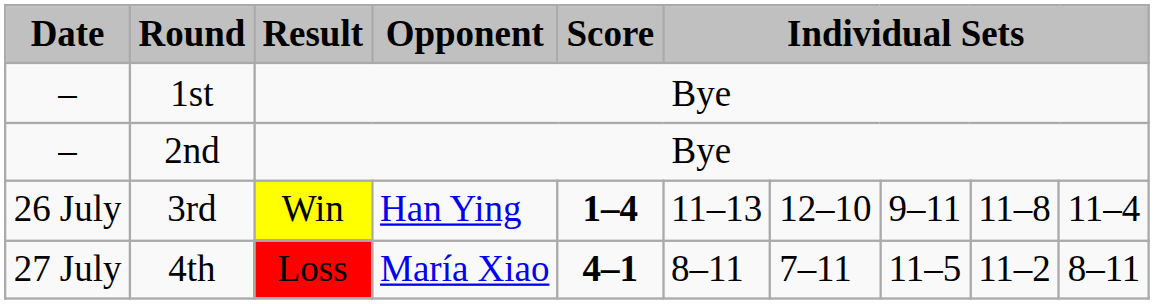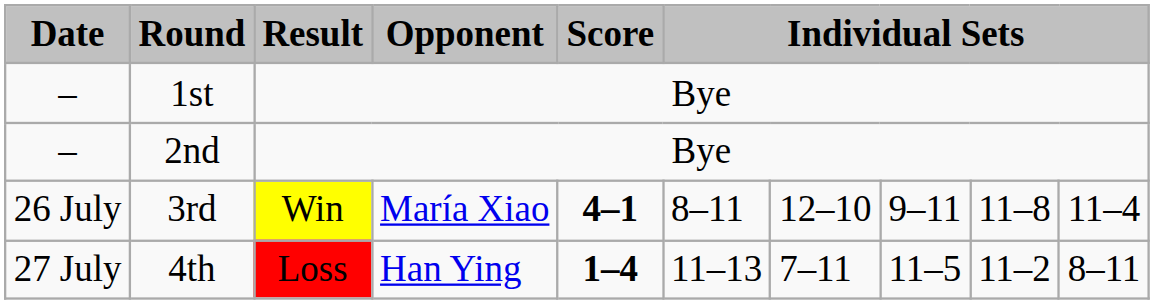(451, 209) Han Ying -> (465, 209) María Xiao
(610, 209) 1–4 -> (610, 209) 4–1
(717, 209) 11–13 -> (707, 209) 8–11
(465, 268) María Xiao -> (451, 268) Han Ying
(610, 268) 4–1 -> (610, 268) 1–4
(707, 268) 8–11 -> (717, 268) 11–13
